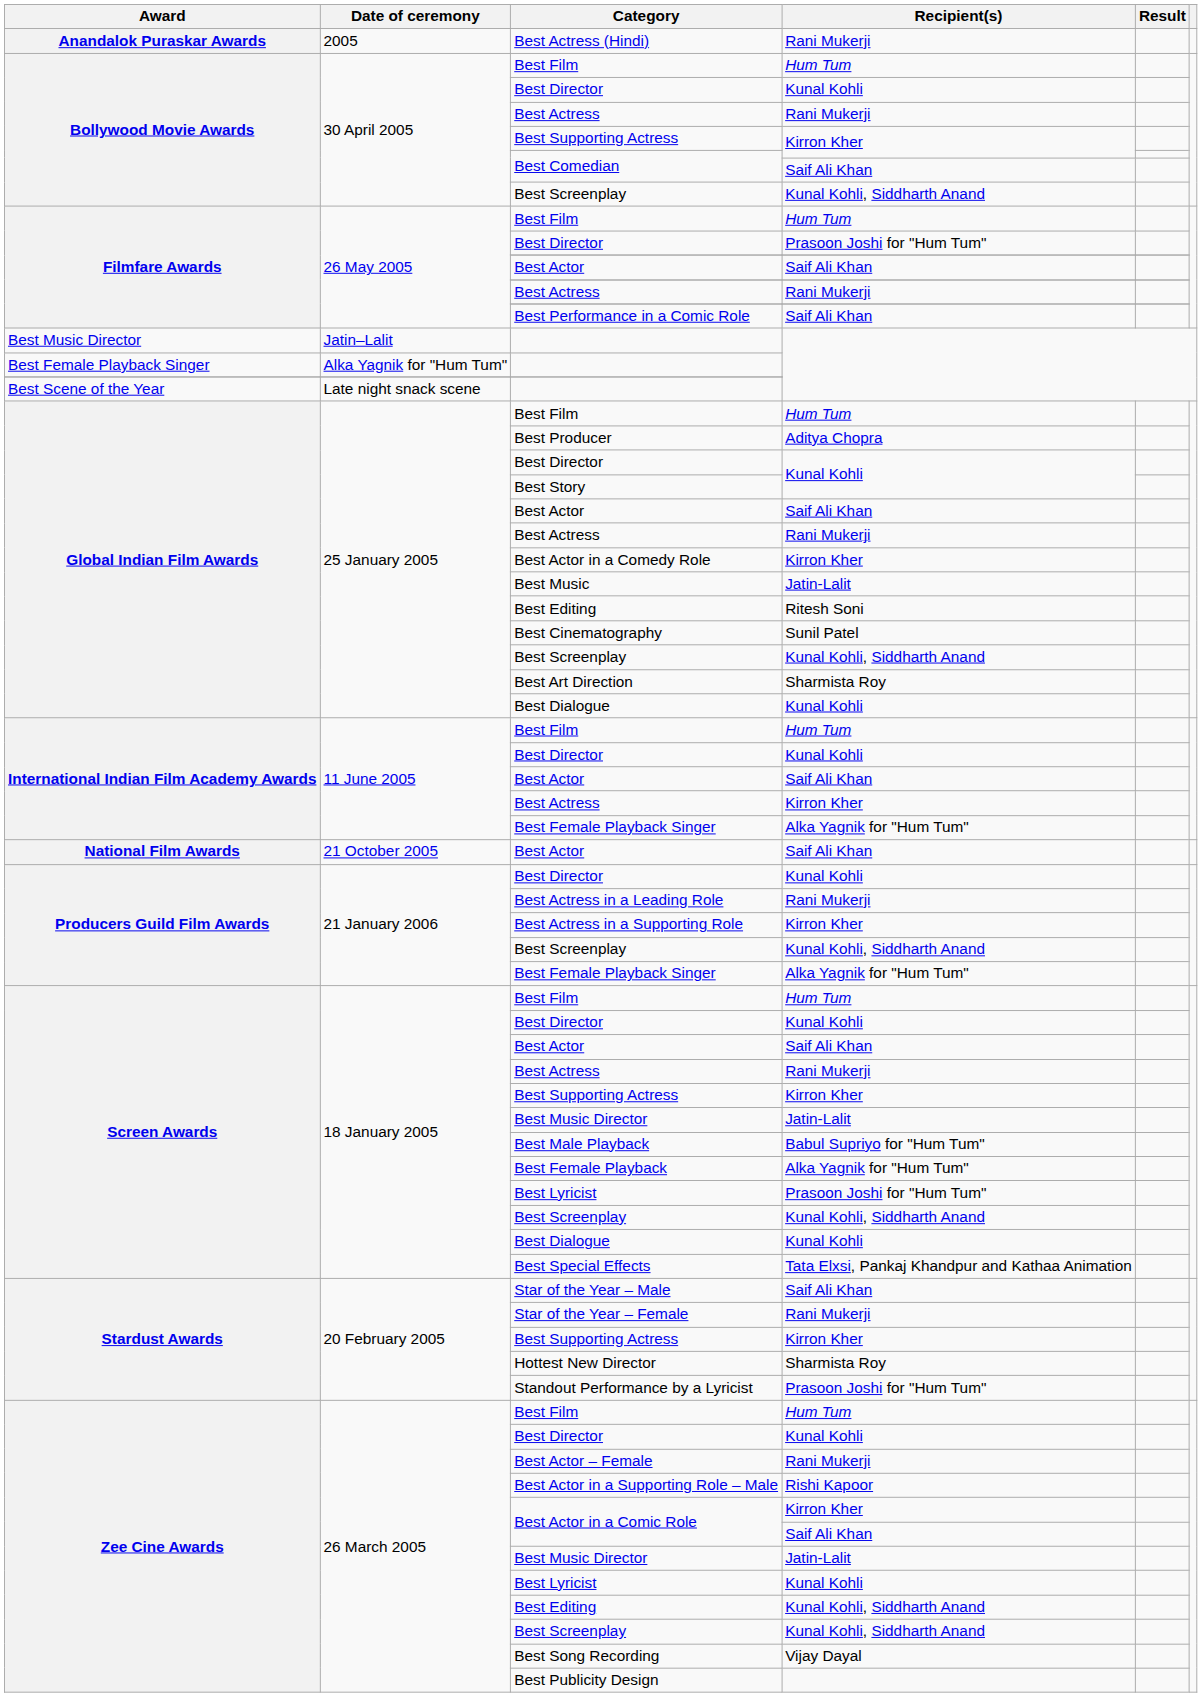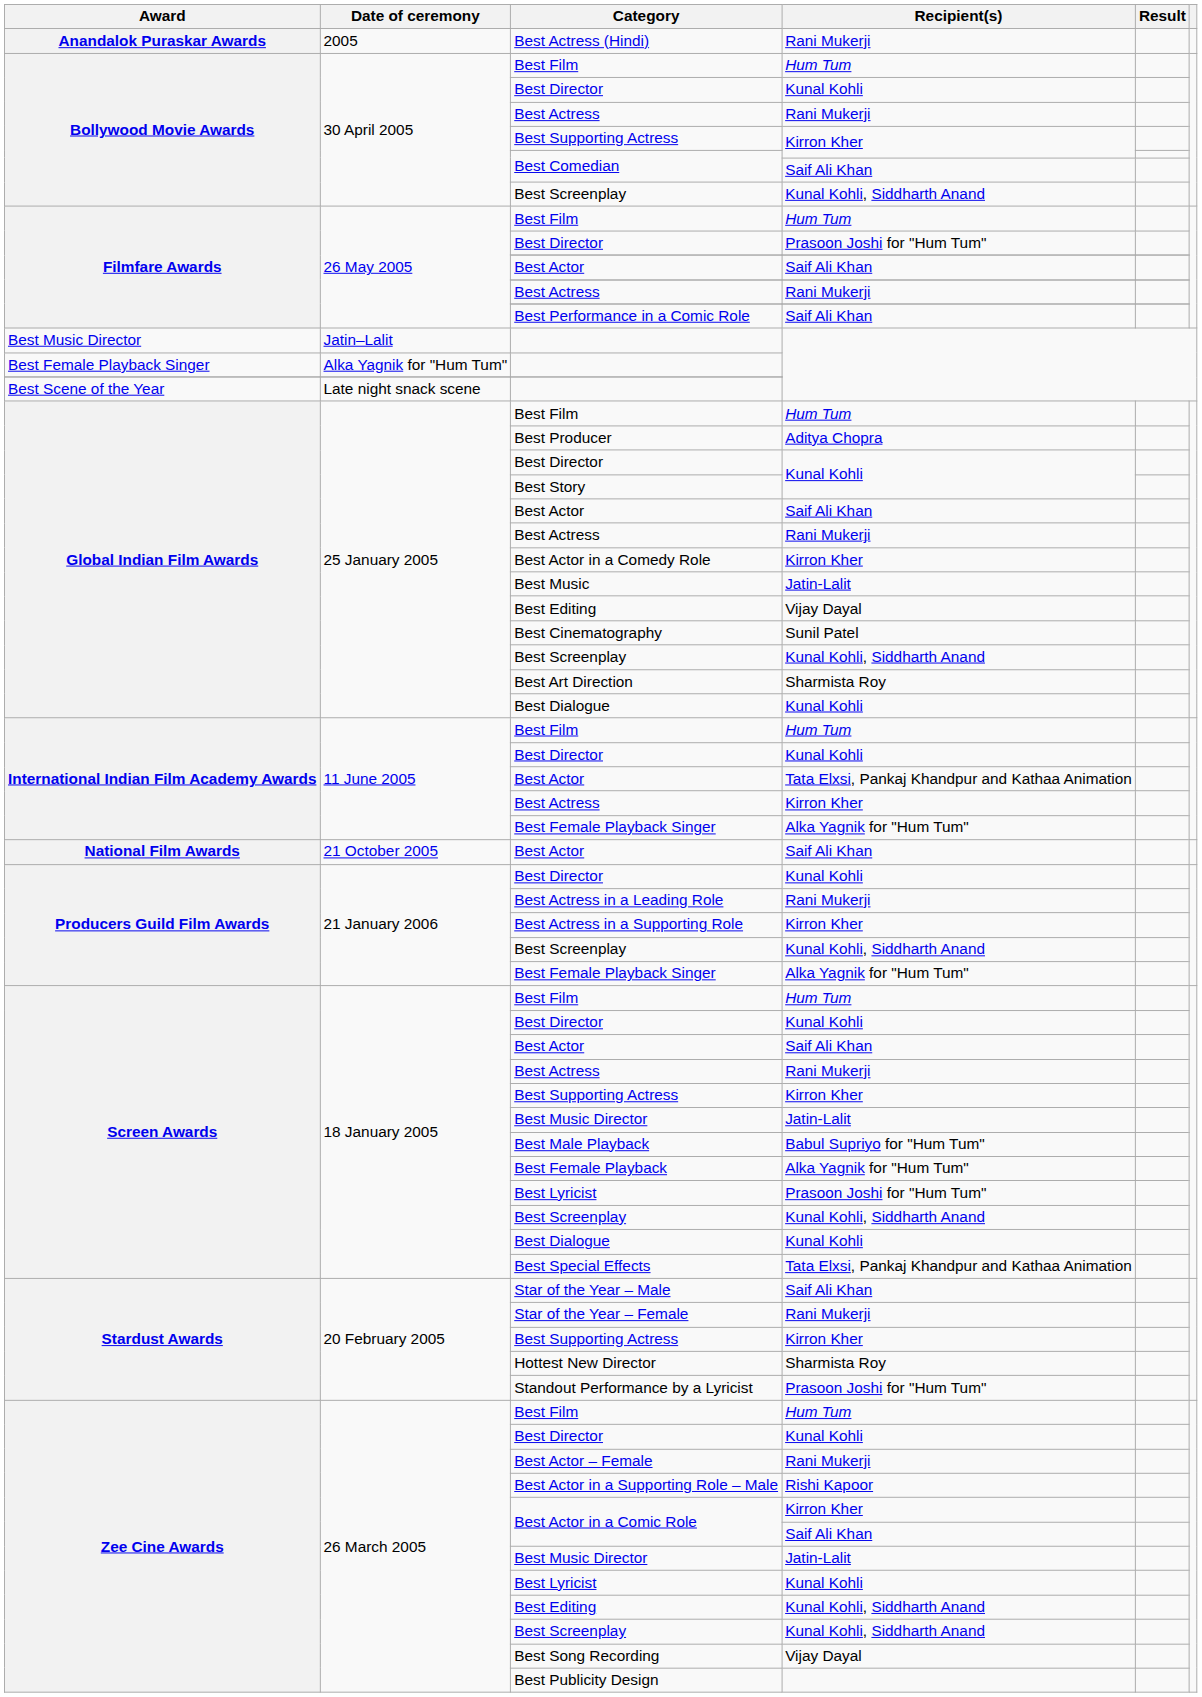(824, 608) Ritesh Soni -> (823, 608) Vijay Dayal
(829, 778) Saif Ali Khan -> (958, 778) Tata Elxsi, Pankaj Khandpur and Kathaa Animation
